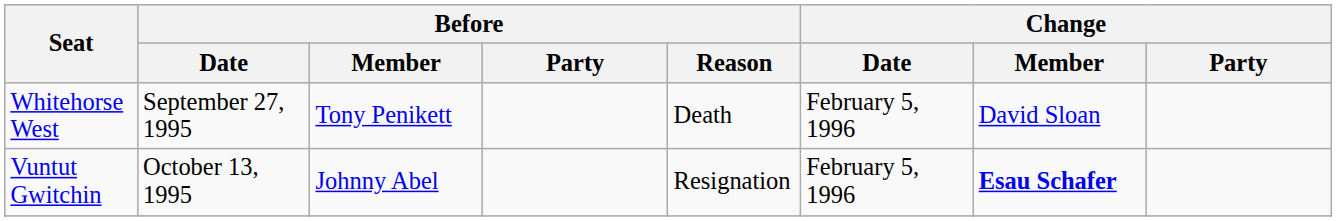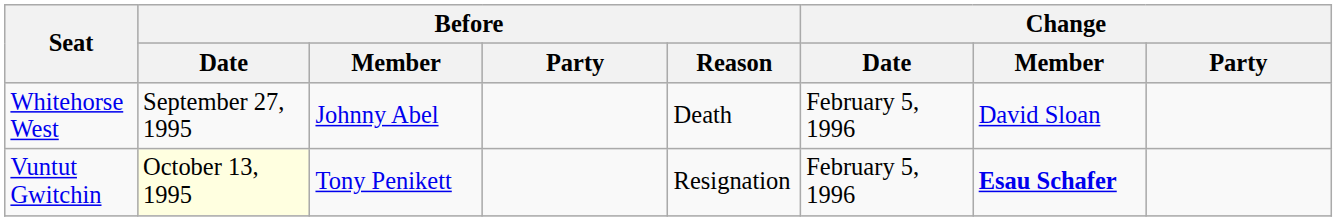(384, 115) Tony Penikett -> (377, 115) Johnny Abel
(201, 181) no background -> (201, 181) lightyellow background
(377, 181) Johnny Abel -> (384, 181) Tony Penikett
